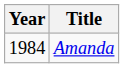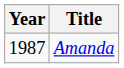(27, 47) 1984 -> (27, 47) 1987
